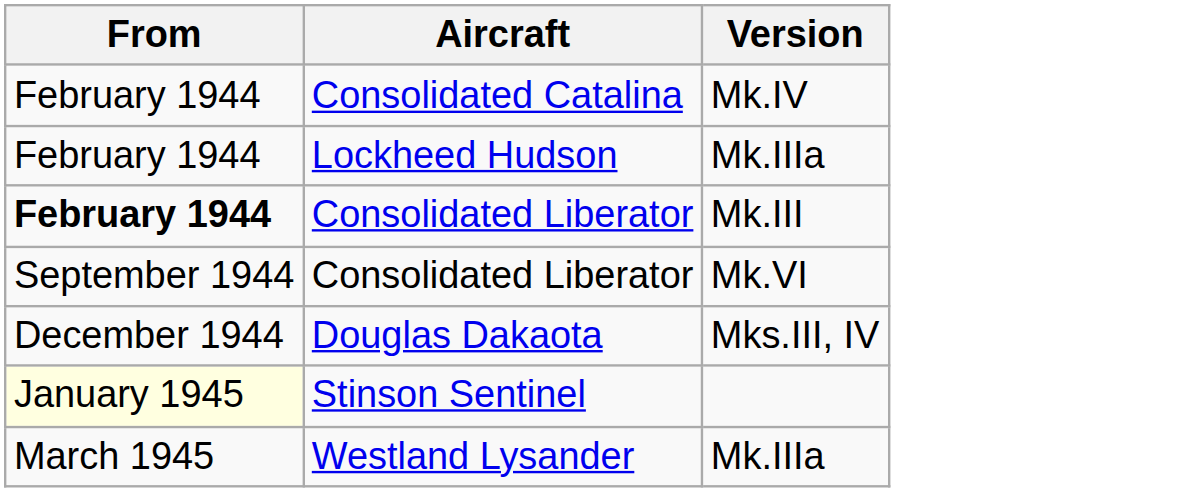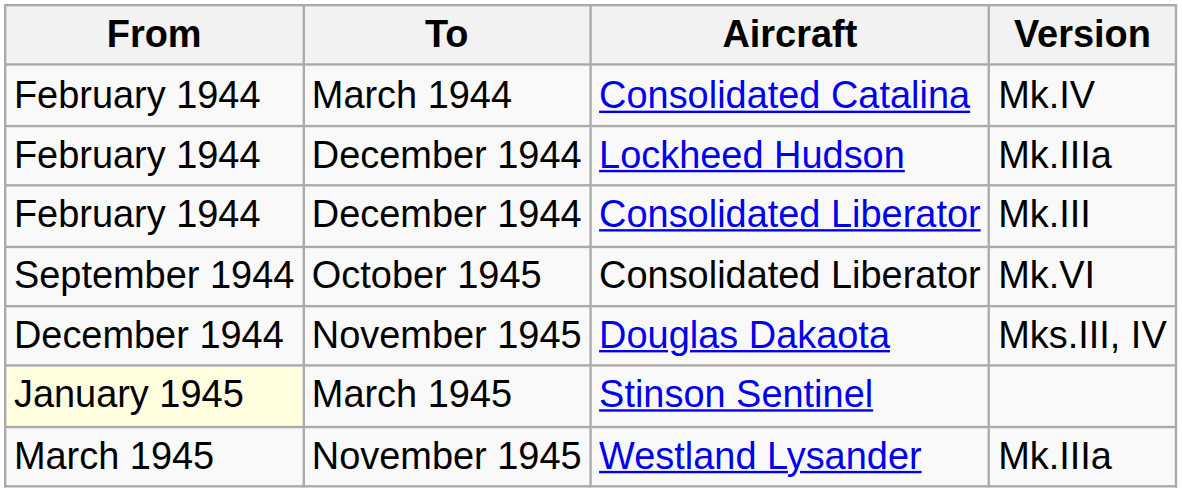+ column: (447, 34)
(143, 214) bold -> (137, 214) normal
